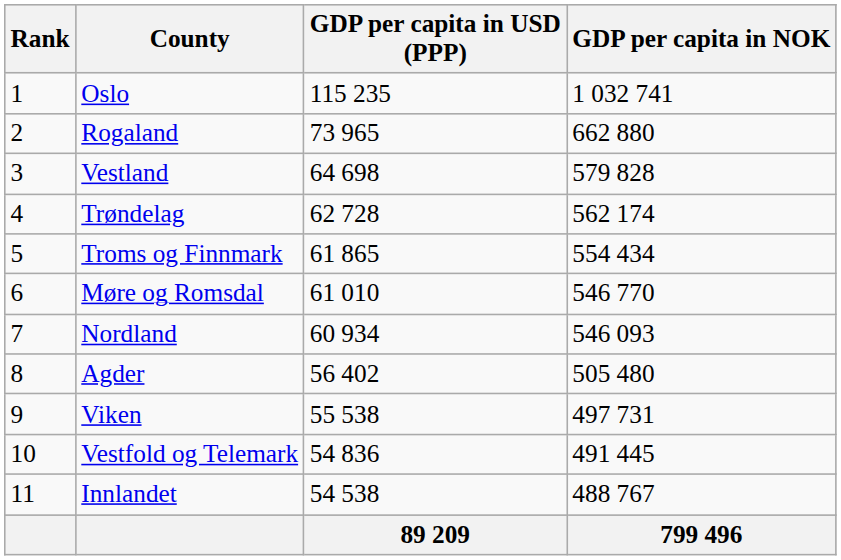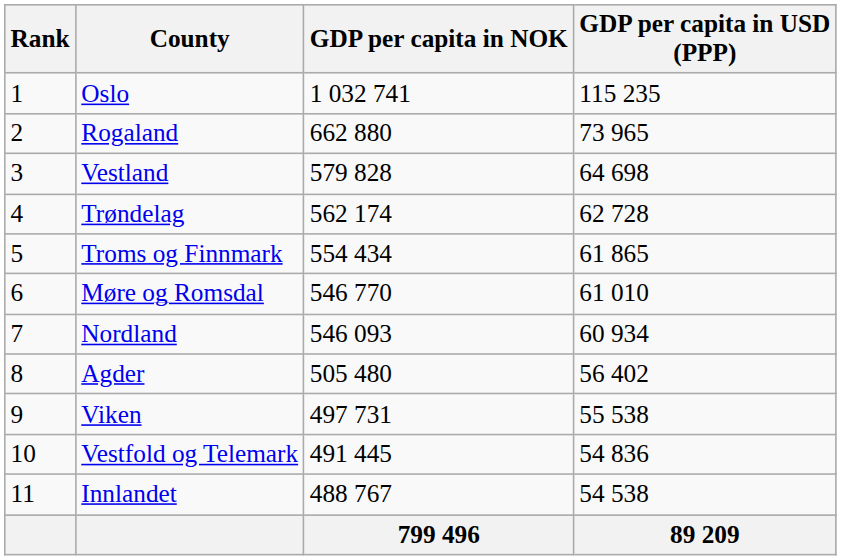columns swapped: (701, 38) <-> (435, 38)
